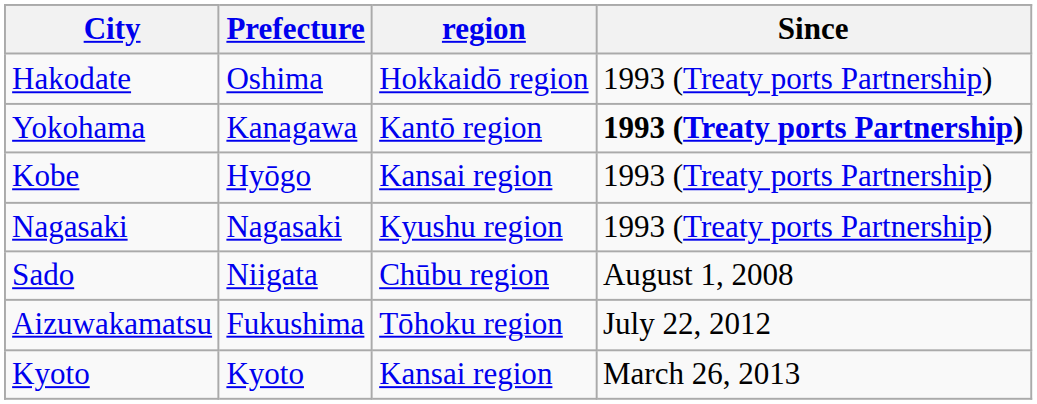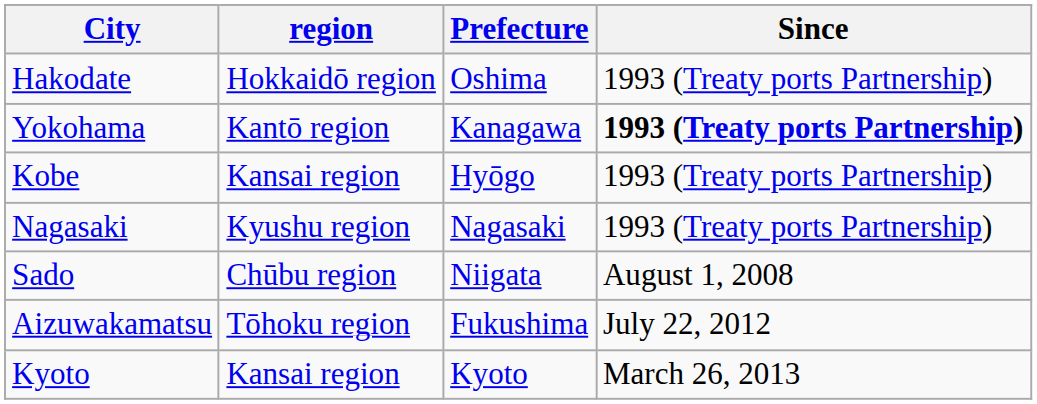columns swapped: (296, 29) <-> (484, 29)
